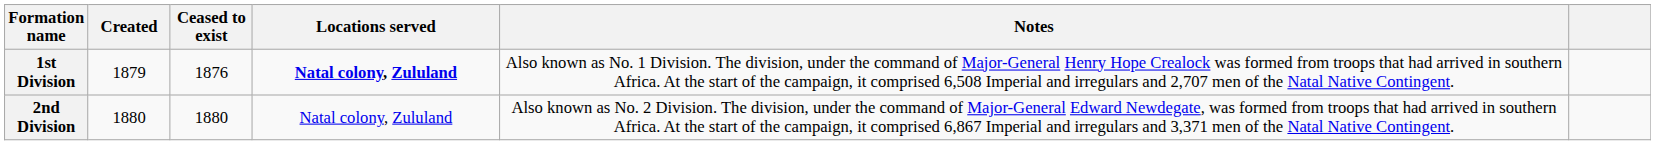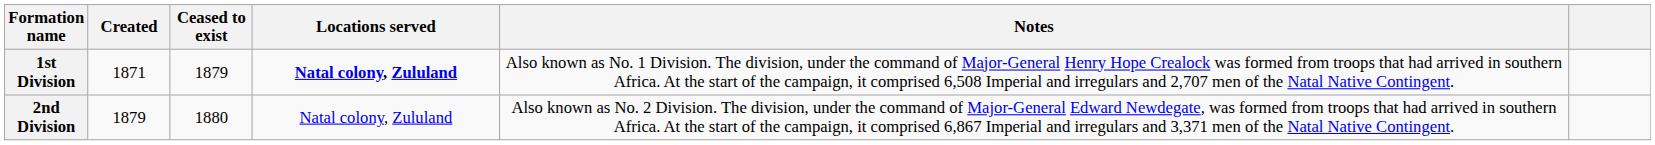(129, 72) 1879 -> (129, 72) 1871
(211, 72) 1876 -> (211, 72) 1879
(129, 117) 1880 -> (129, 117) 1879
